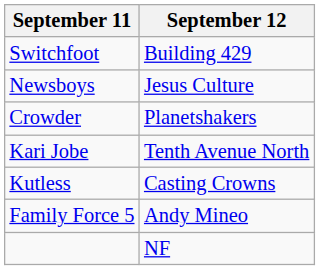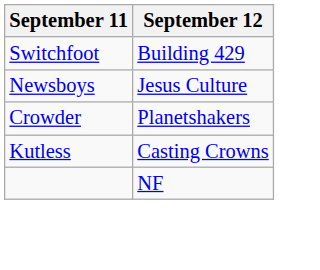- row: (49, 150)
- row: (72, 215)
